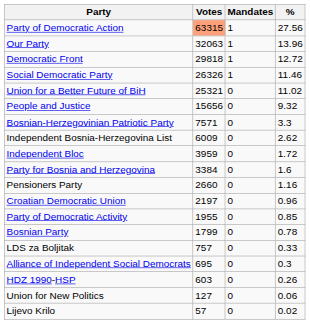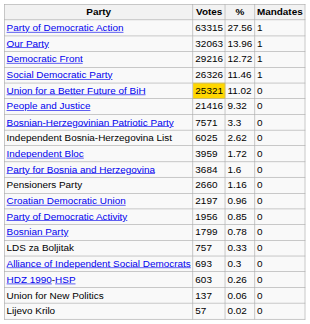columns swapped: (290, 12) <-> (250, 12)
(209, 28) lightsalmon background -> (209, 28) no background
(209, 59) 29818 -> (209, 59) 29216
(209, 91) no background -> (209, 91) gold background
(209, 106) 15656 -> (209, 106) 21416
(206, 138) 6009 -> (206, 138) 6025
(206, 169) 3384 -> (206, 169) 3684
(206, 216) 1955 -> (206, 216) 1956
(204, 264) 695 -> (204, 264) 693
(204, 295) 127 -> (204, 295) 137
